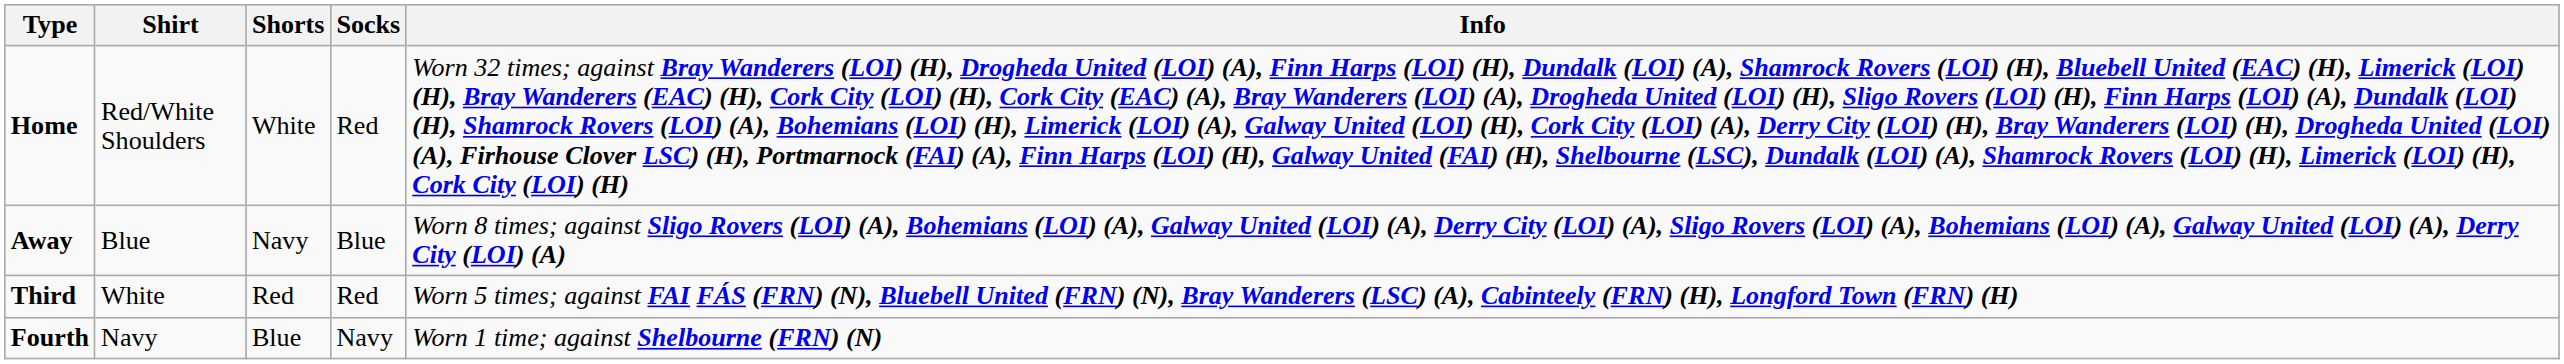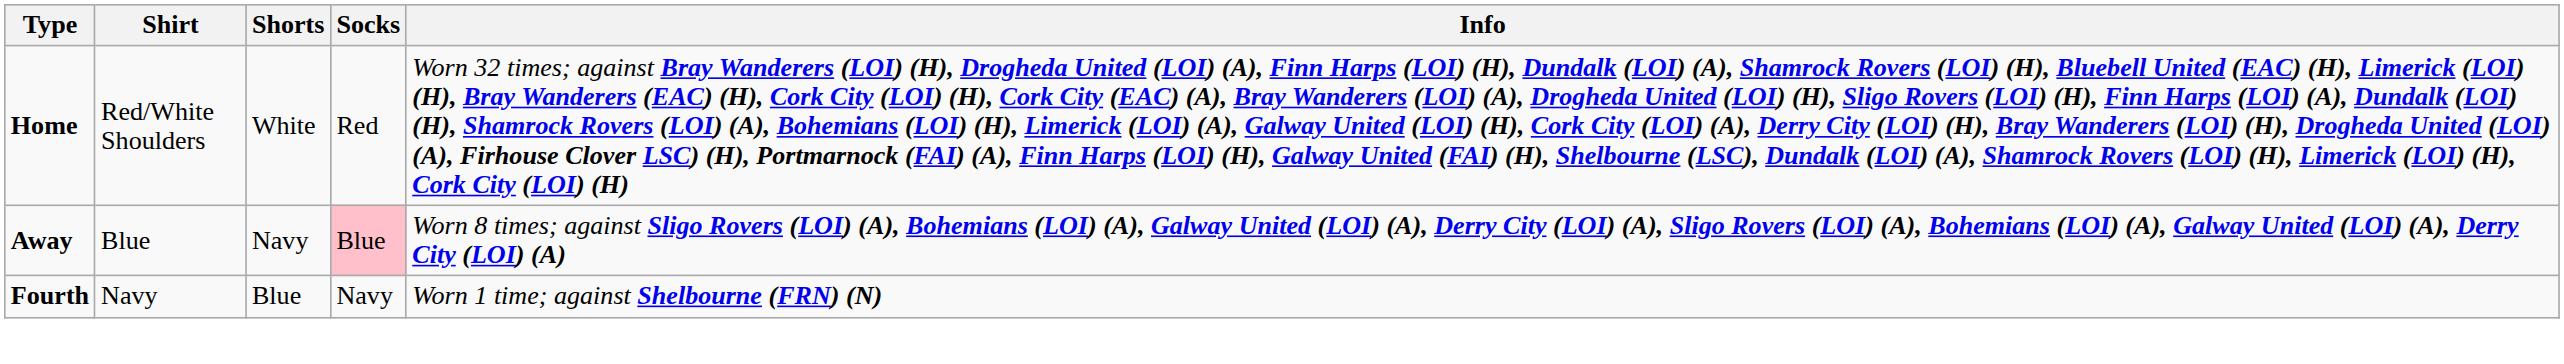(361, 239) no background -> (361, 239) pink background
- row: (43, 295)
